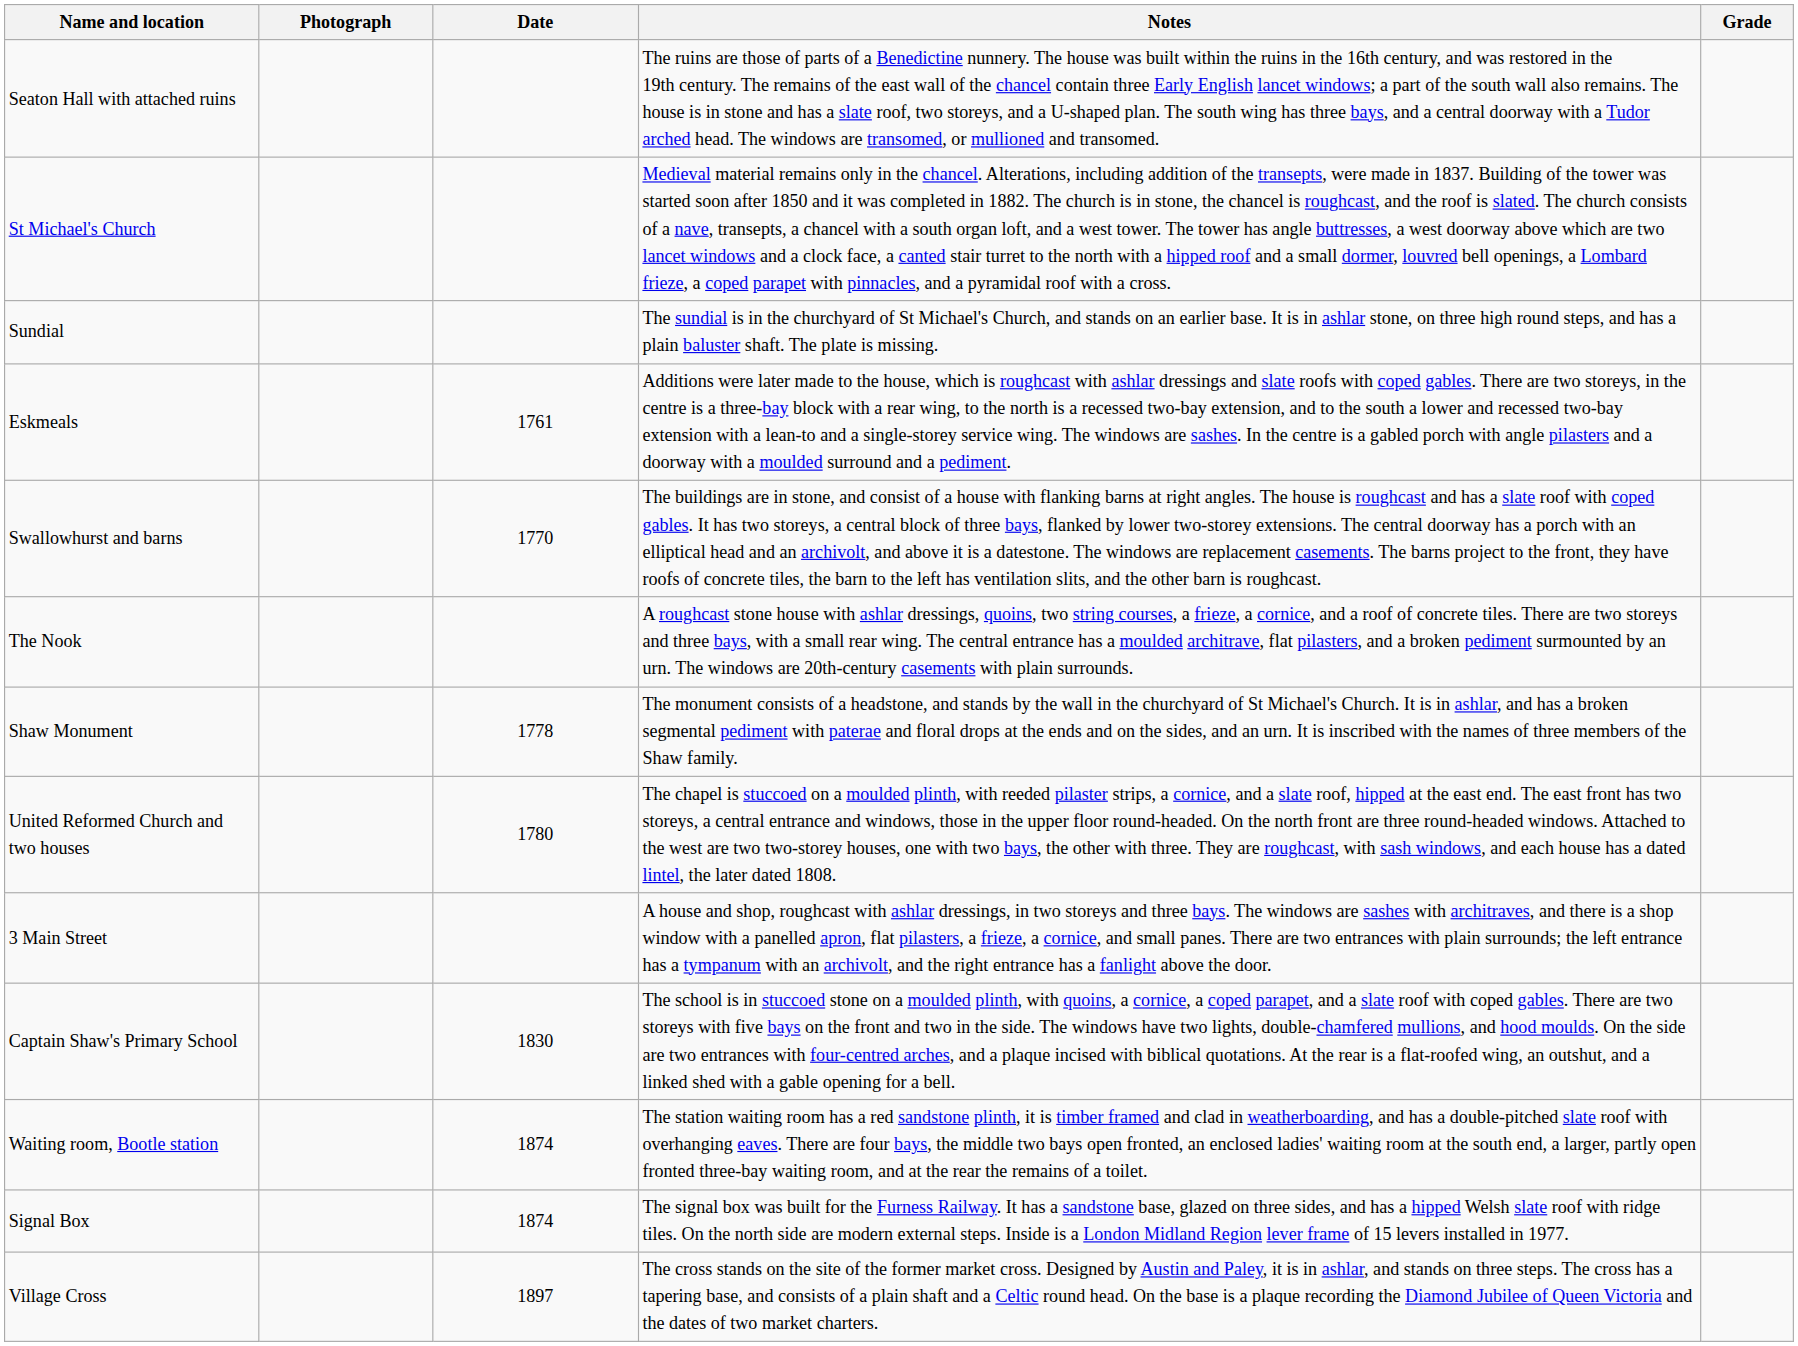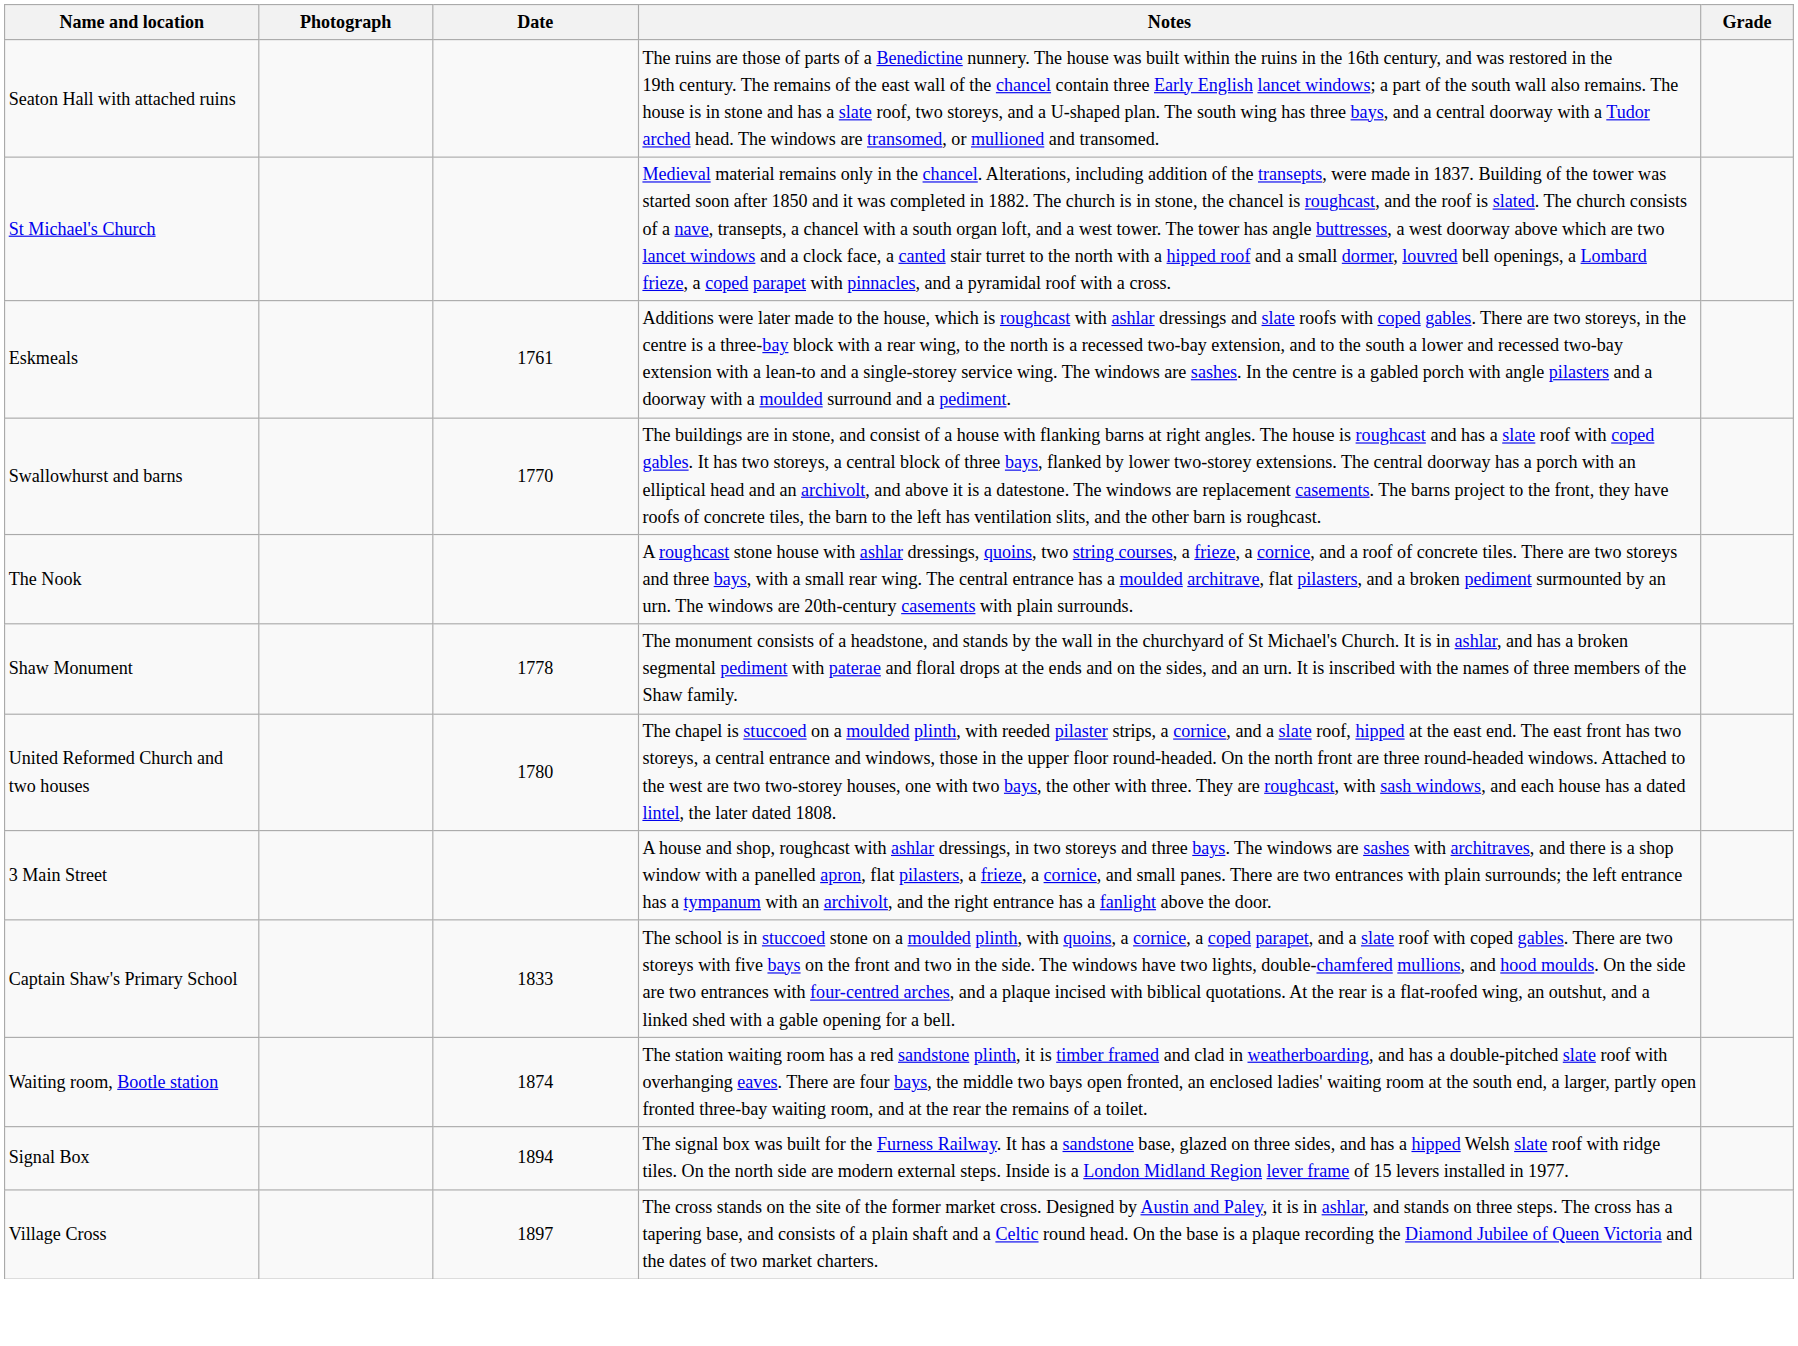- row: (36, 331)
(535, 1041) 1830 -> (535, 978) 1833
(535, 1220) 1874 -> (535, 1158) 1894
